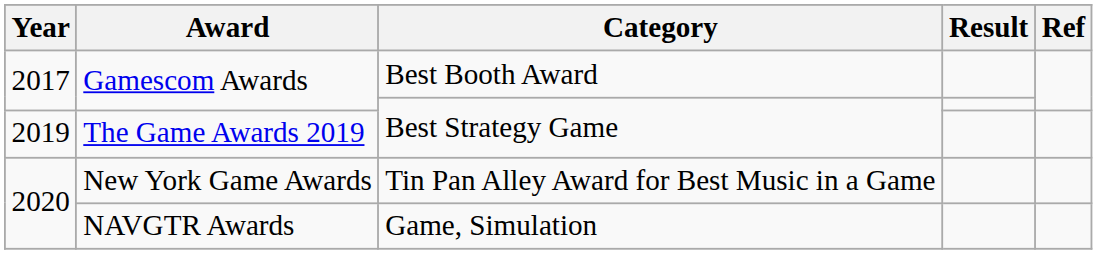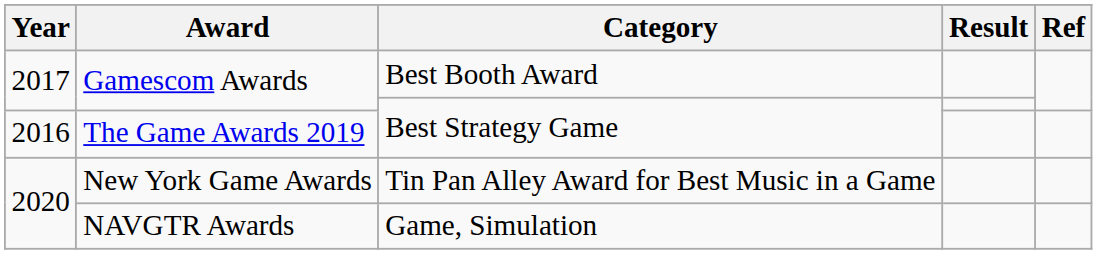(41, 133) 2019 -> (41, 133) 2016
